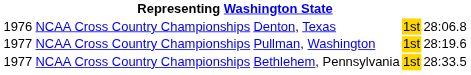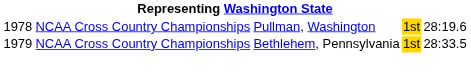- row: (295, 26)
(18, 44) 1977 -> (18, 26) 1978
(18, 62) 1977 -> (18, 44) 1979
